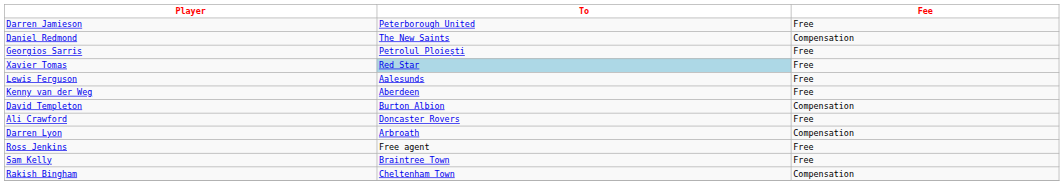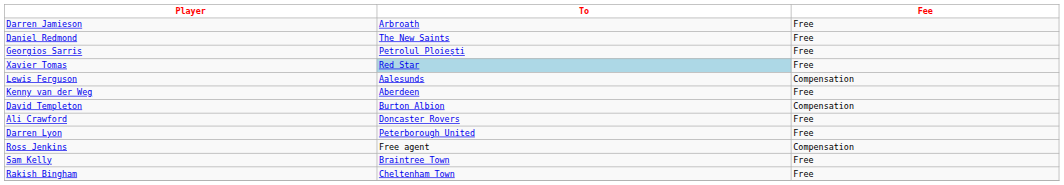(427, 25) Peterborough United -> (399, 25) Arbroath
(824, 39) Compensation -> (803, 39) Free
(803, 79) Free -> (824, 79) Compensation
(399, 133) Arbroath -> (427, 133) Peterborough United
(824, 133) Compensation -> (803, 133) Free
(803, 147) Free -> (824, 147) Compensation
(824, 174) Compensation -> (803, 174) Free
